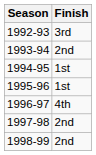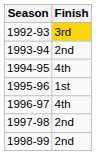(63, 31) no background -> (63, 31) gold background
(62, 68) 1st -> (63, 68) 4th
